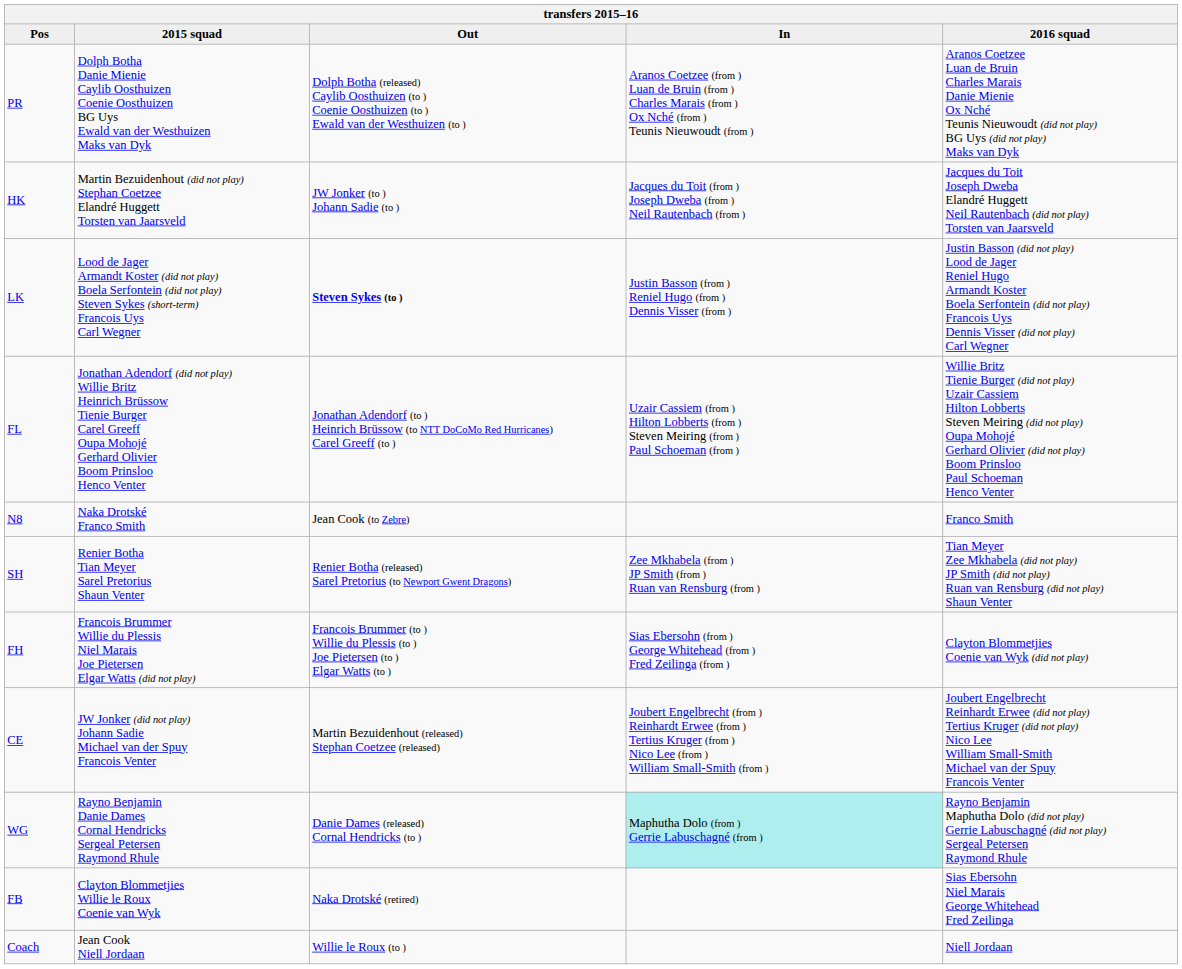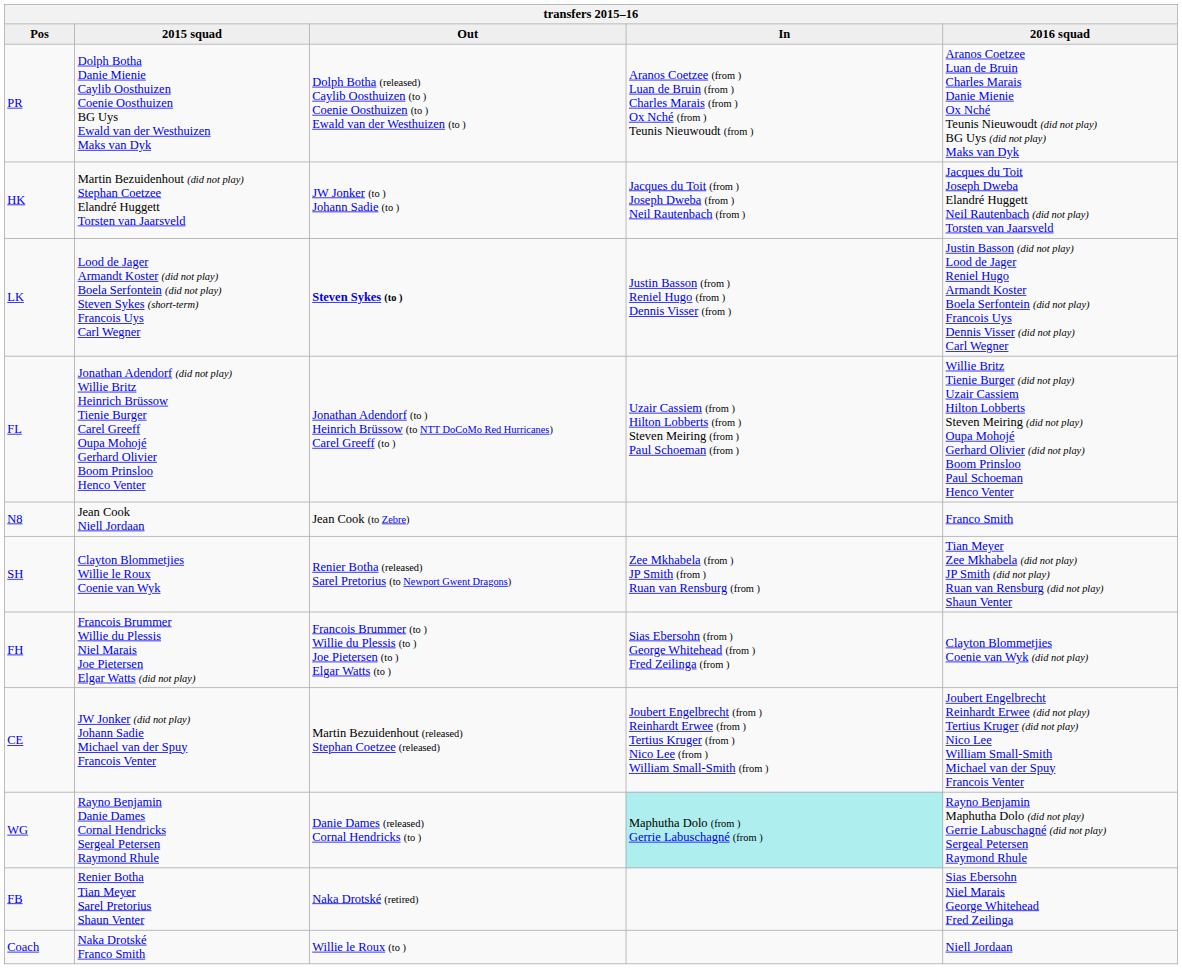(112, 519) Naka Drotské Franco Smith -> (111, 519) Jean Cook Niell Jordaan
(115, 574) Renier Botha Tian Meyer Sarel Pretorius Shaun Venter -> (131, 574) Clayton Blommetjies Willie le Roux Coenie van Wyk
(131, 899) Clayton Blommetjies Willie le Roux Coenie van Wyk -> (115, 899) Renier Botha Tian Meyer Sarel Pretorius Shaun Venter
(111, 946) Jean Cook Niell Jordaan -> (112, 946) Naka Drotské Franco Smith
